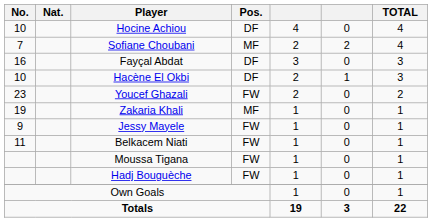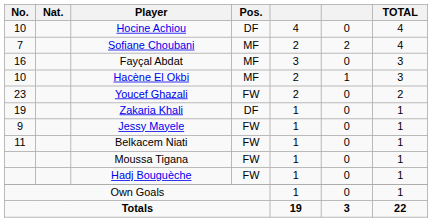(251, 61) DF -> (251, 61) MF
(251, 77) DF -> (251, 77) MF
(251, 110) MF -> (251, 110) DF
